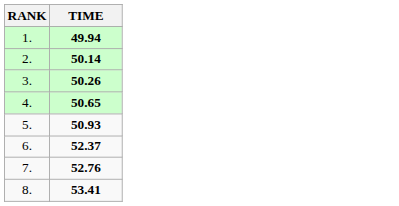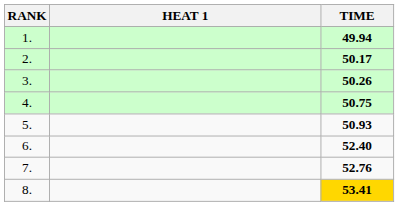+ column: (185, 15)
(86, 59) 50.14 -> (357, 59) 50.17
(86, 103) 50.65 -> (357, 103) 50.75
(86, 146) 52.37 -> (357, 146) 52.40
(86, 190) no background -> (357, 190) gold background
